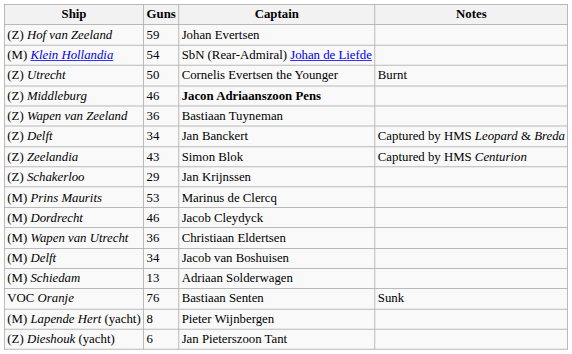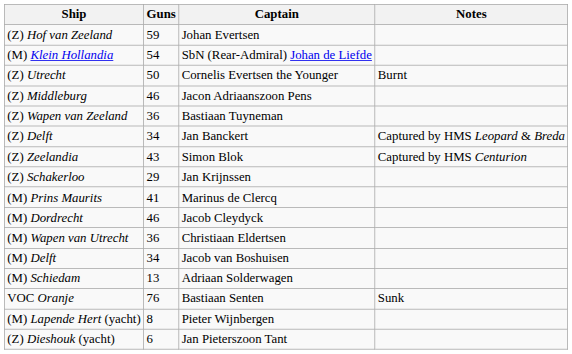(251, 95) bold -> (247, 95) normal
(153, 197) 53 -> (153, 197) 41
